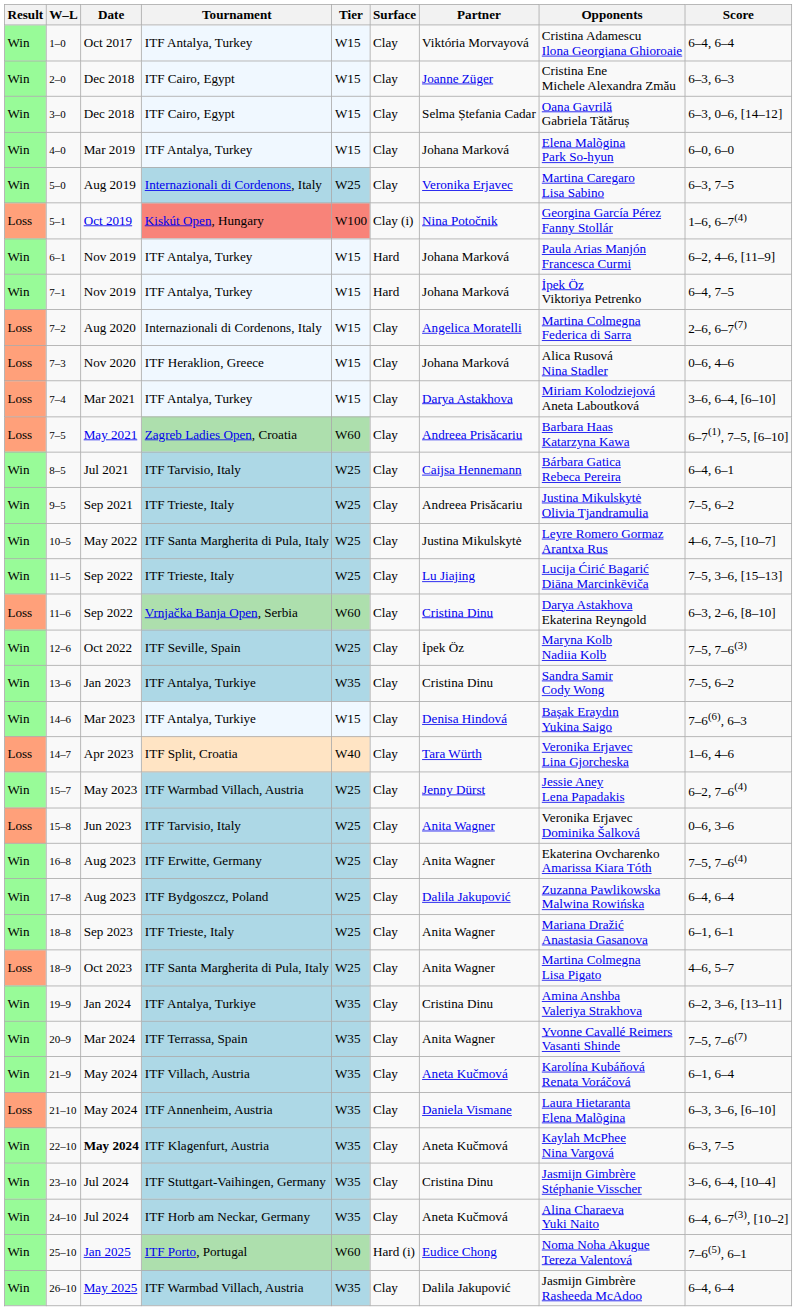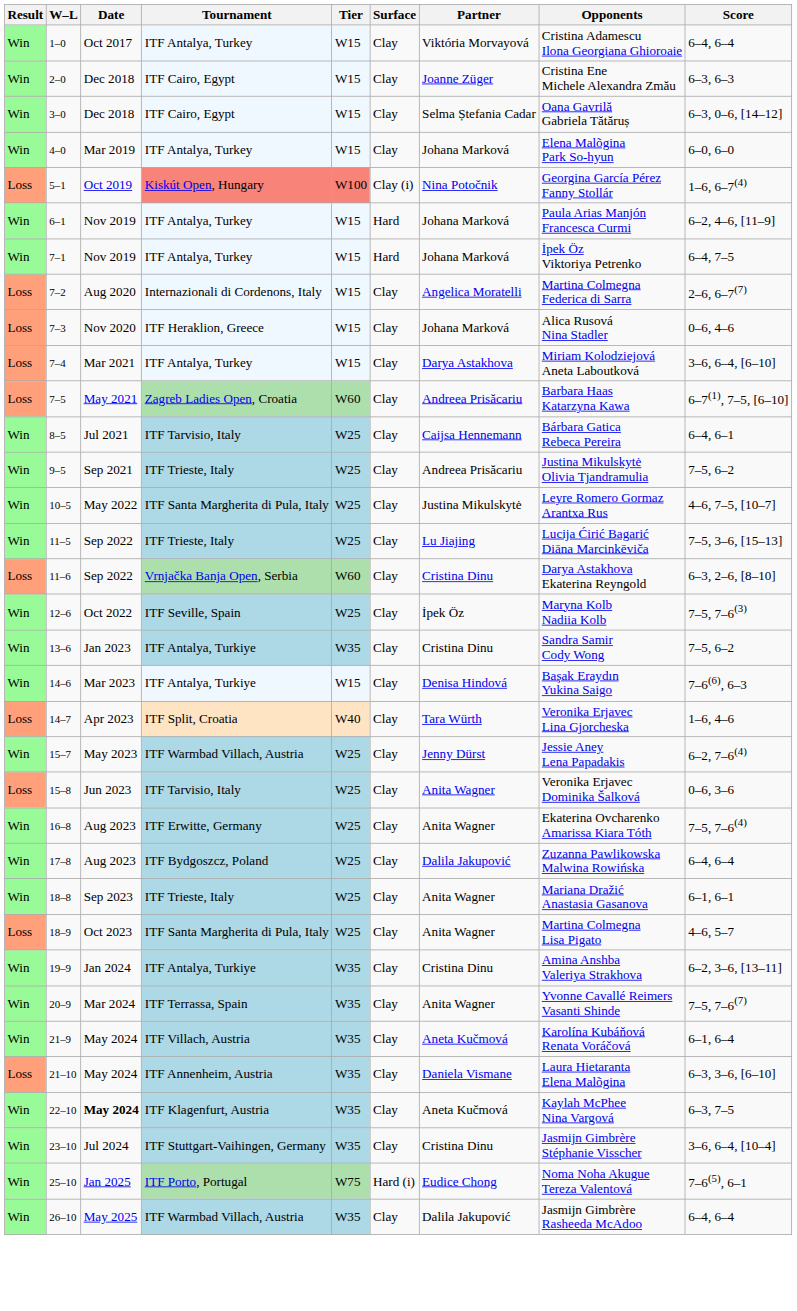- row: (57, 186)
- row: (63, 1217)
(348, 1252) W60 -> (348, 1181) W75
